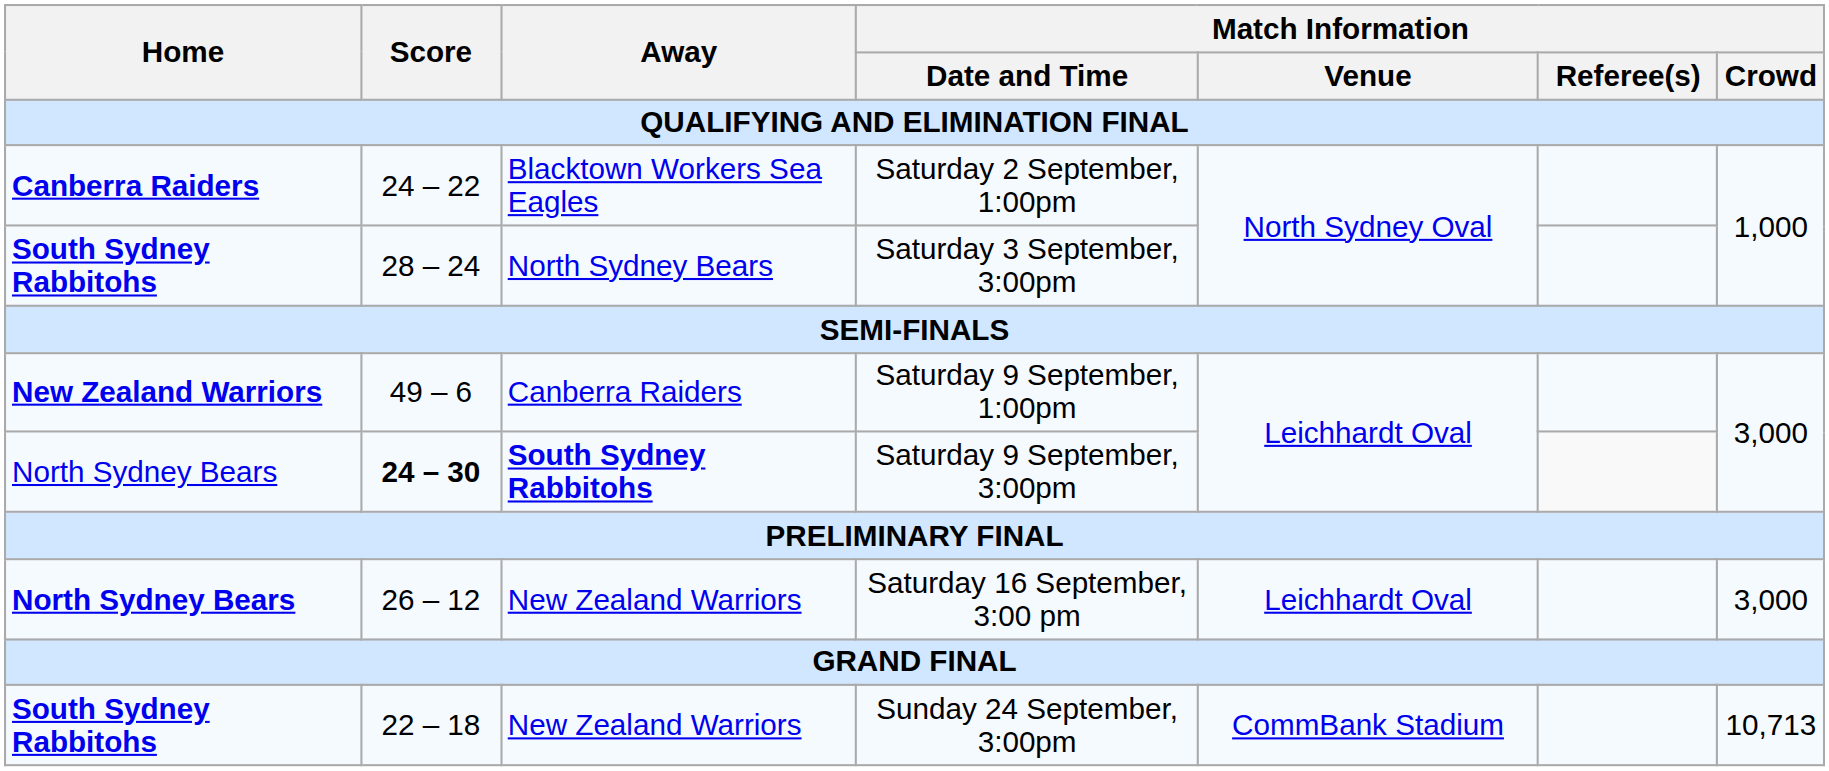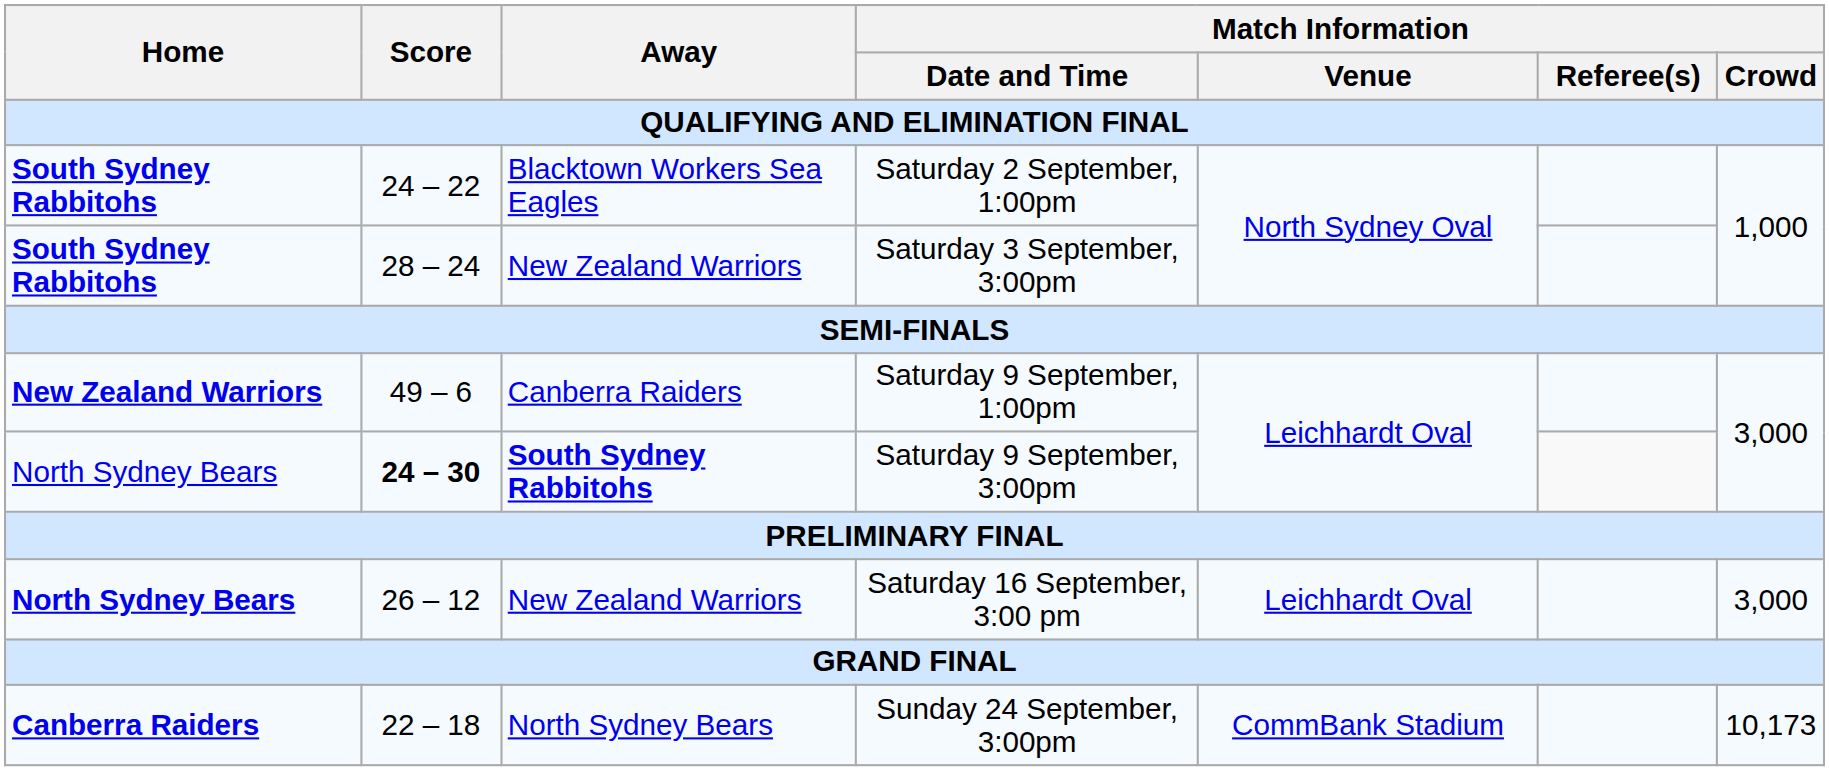(136, 186) Canberra Raiders -> (111, 186) South Sydney Rabbitohs
(640, 266) North Sydney Bears -> (655, 266) New Zealand Warriors
(111, 726) South Sydney Rabbitohs -> (136, 726) Canberra Raiders
(655, 726) New Zealand Warriors -> (640, 726) North Sydney Bears
(1771, 726) 10,713 -> (1771, 726) 10,173
